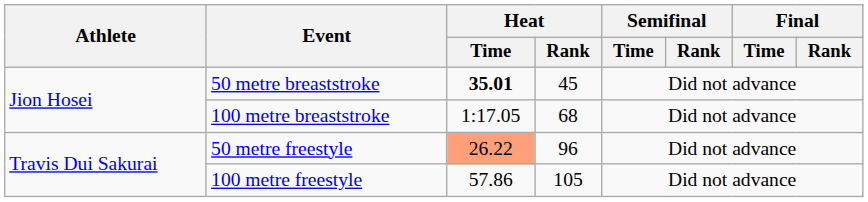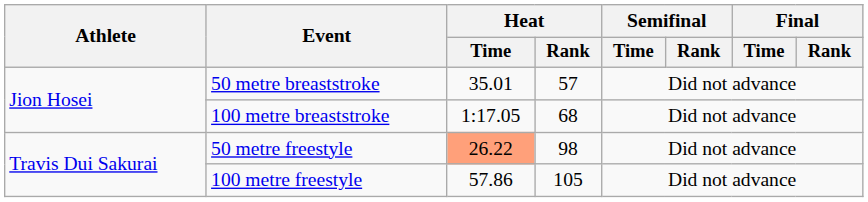(491, 83) bold -> (491, 83) normal
(568, 83) 45 -> (568, 83) 57
(568, 148) 96 -> (568, 148) 98
